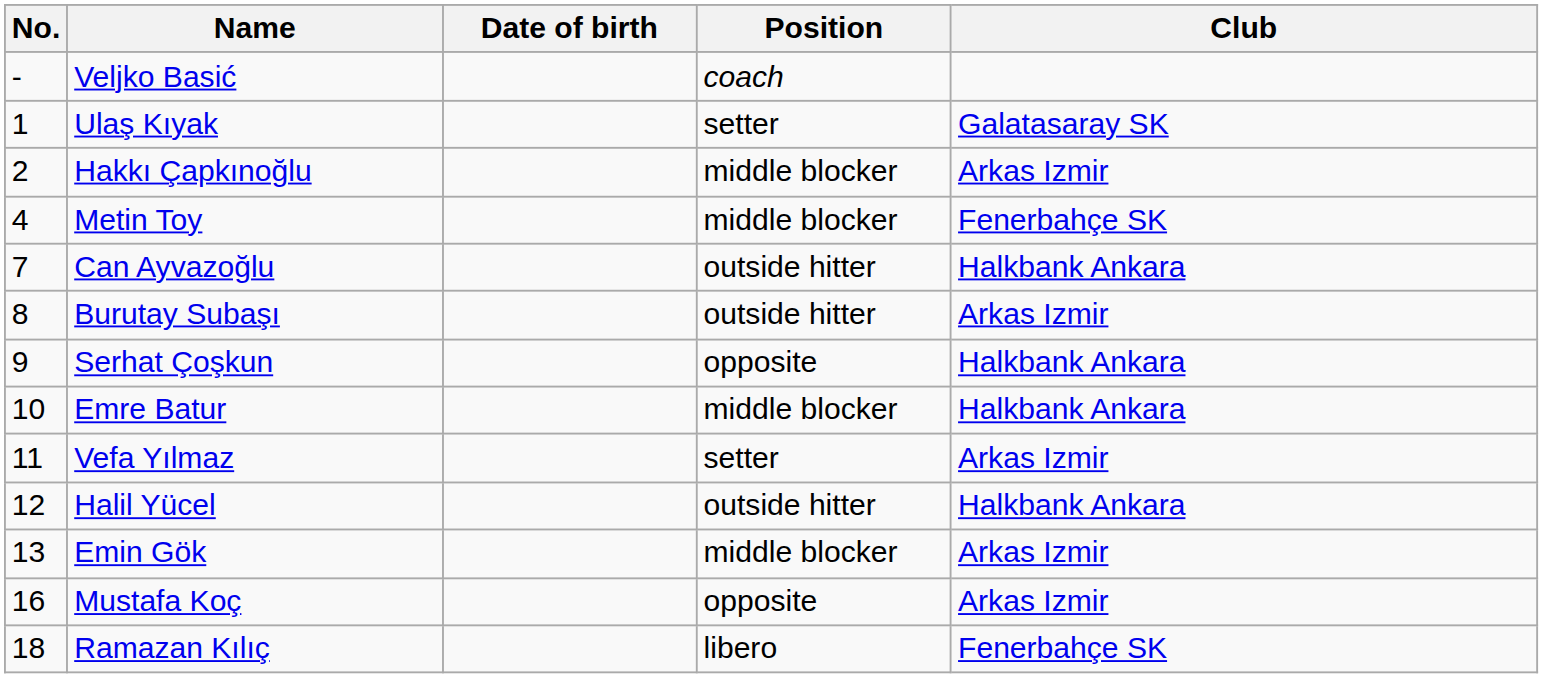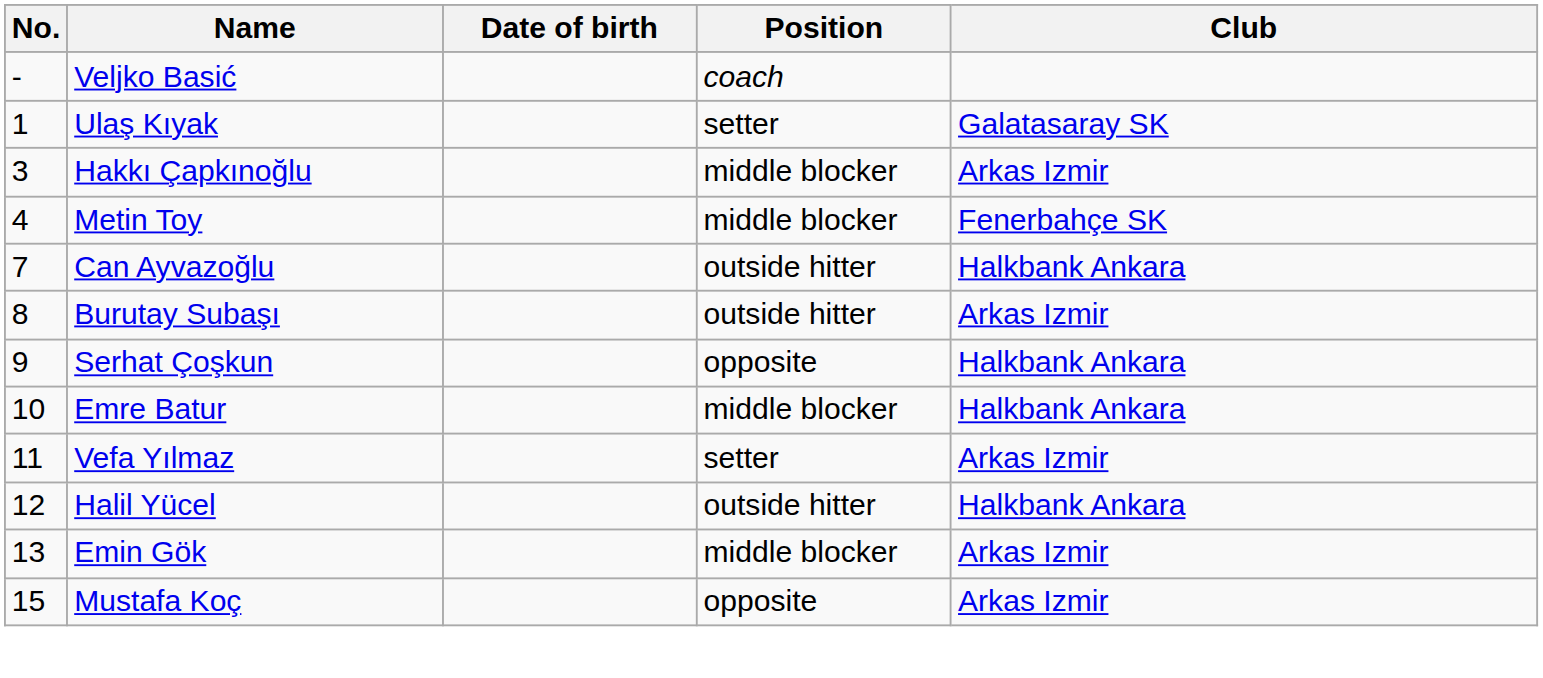(20, 171) 2 -> (20, 171) 3
(29, 600) 16 -> (29, 600) 15
- row: (172, 648)
